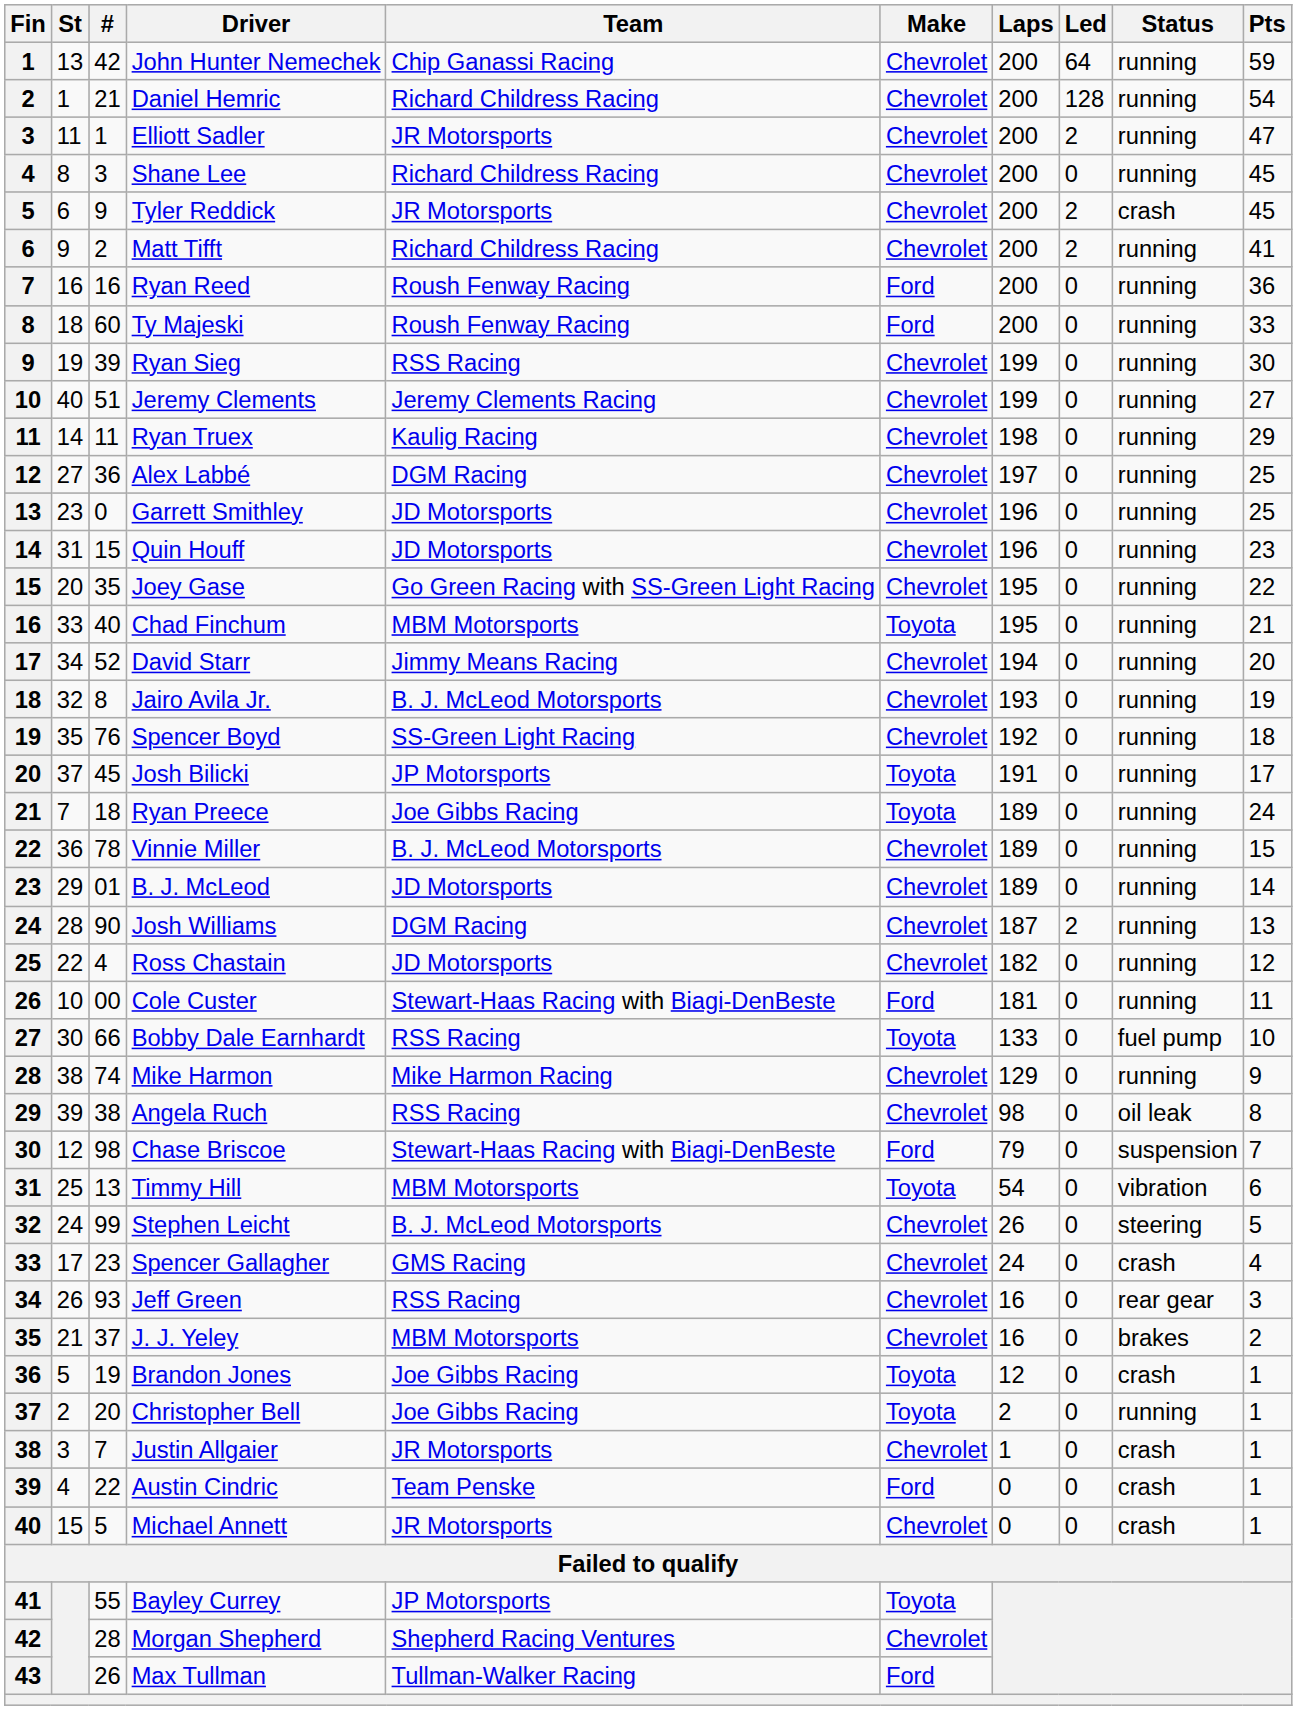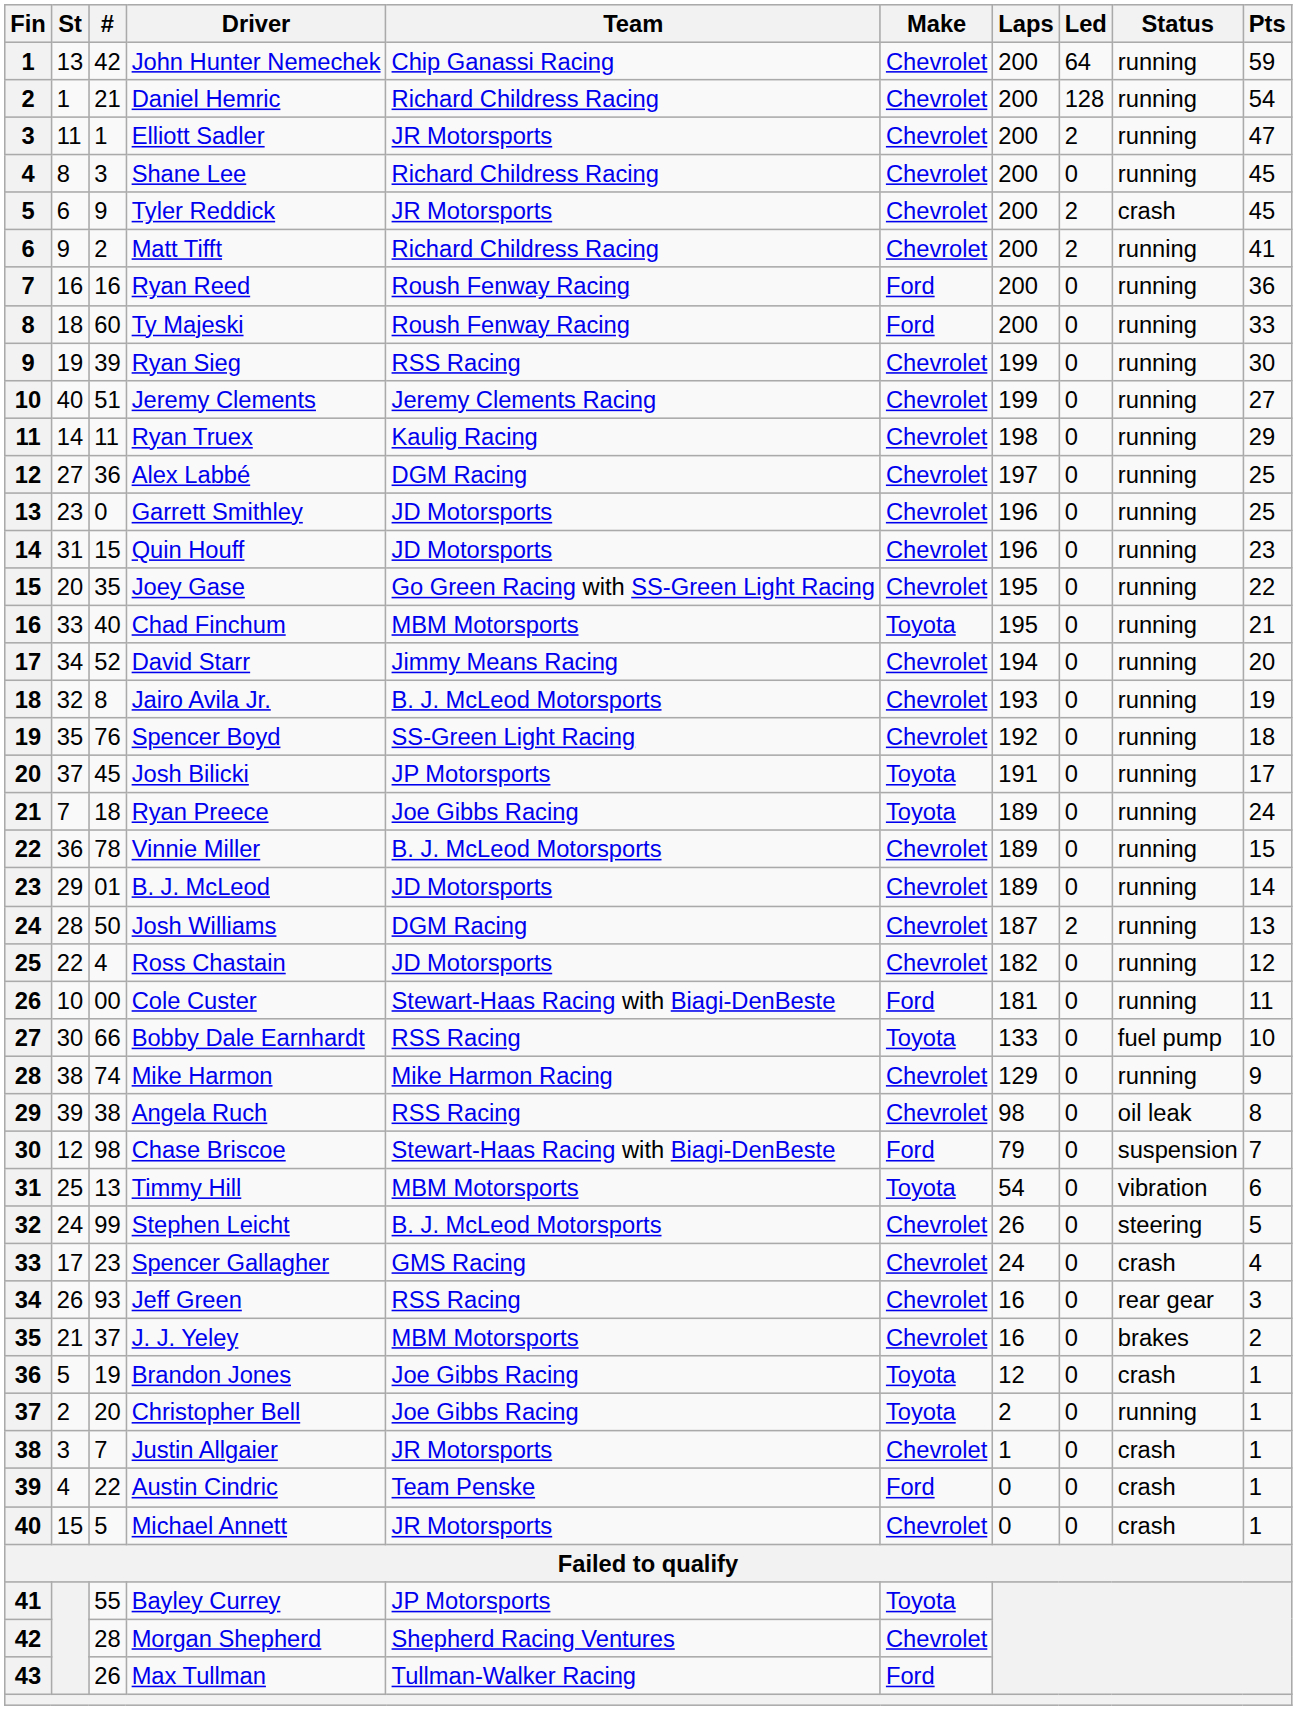(107, 925) 90 -> (107, 925) 50
